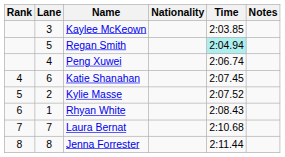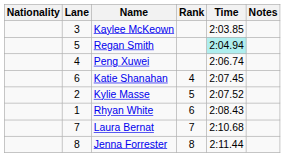columns swapped: (19, 12) <-> (178, 12)
